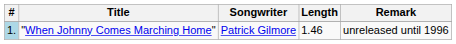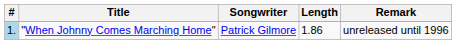(312, 30) 1.46 -> (312, 30) 1.86
